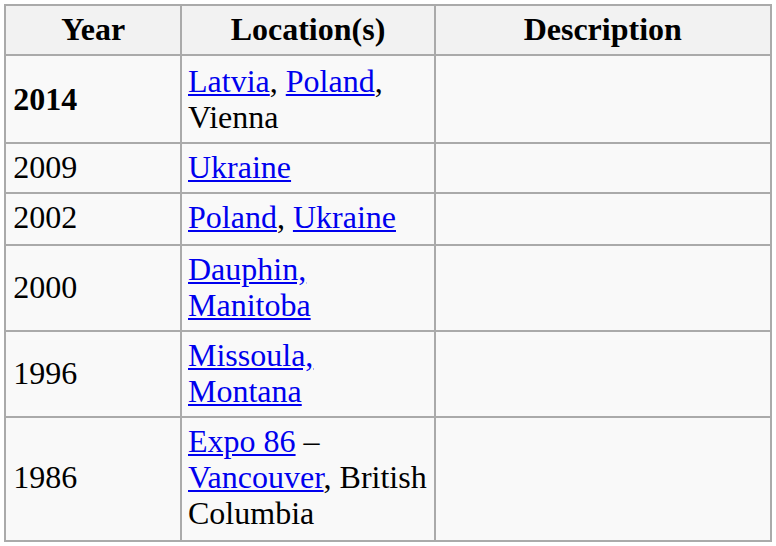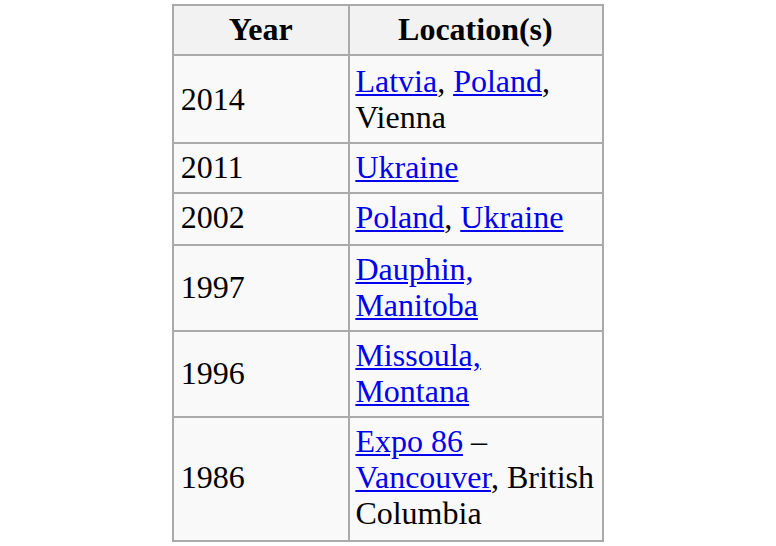- column: (603, 29)
(45, 98) bold -> (213, 98) normal
(45, 167) 2009 -> (212, 167) 2011
(45, 286) 2000 -> (213, 286) 1997
